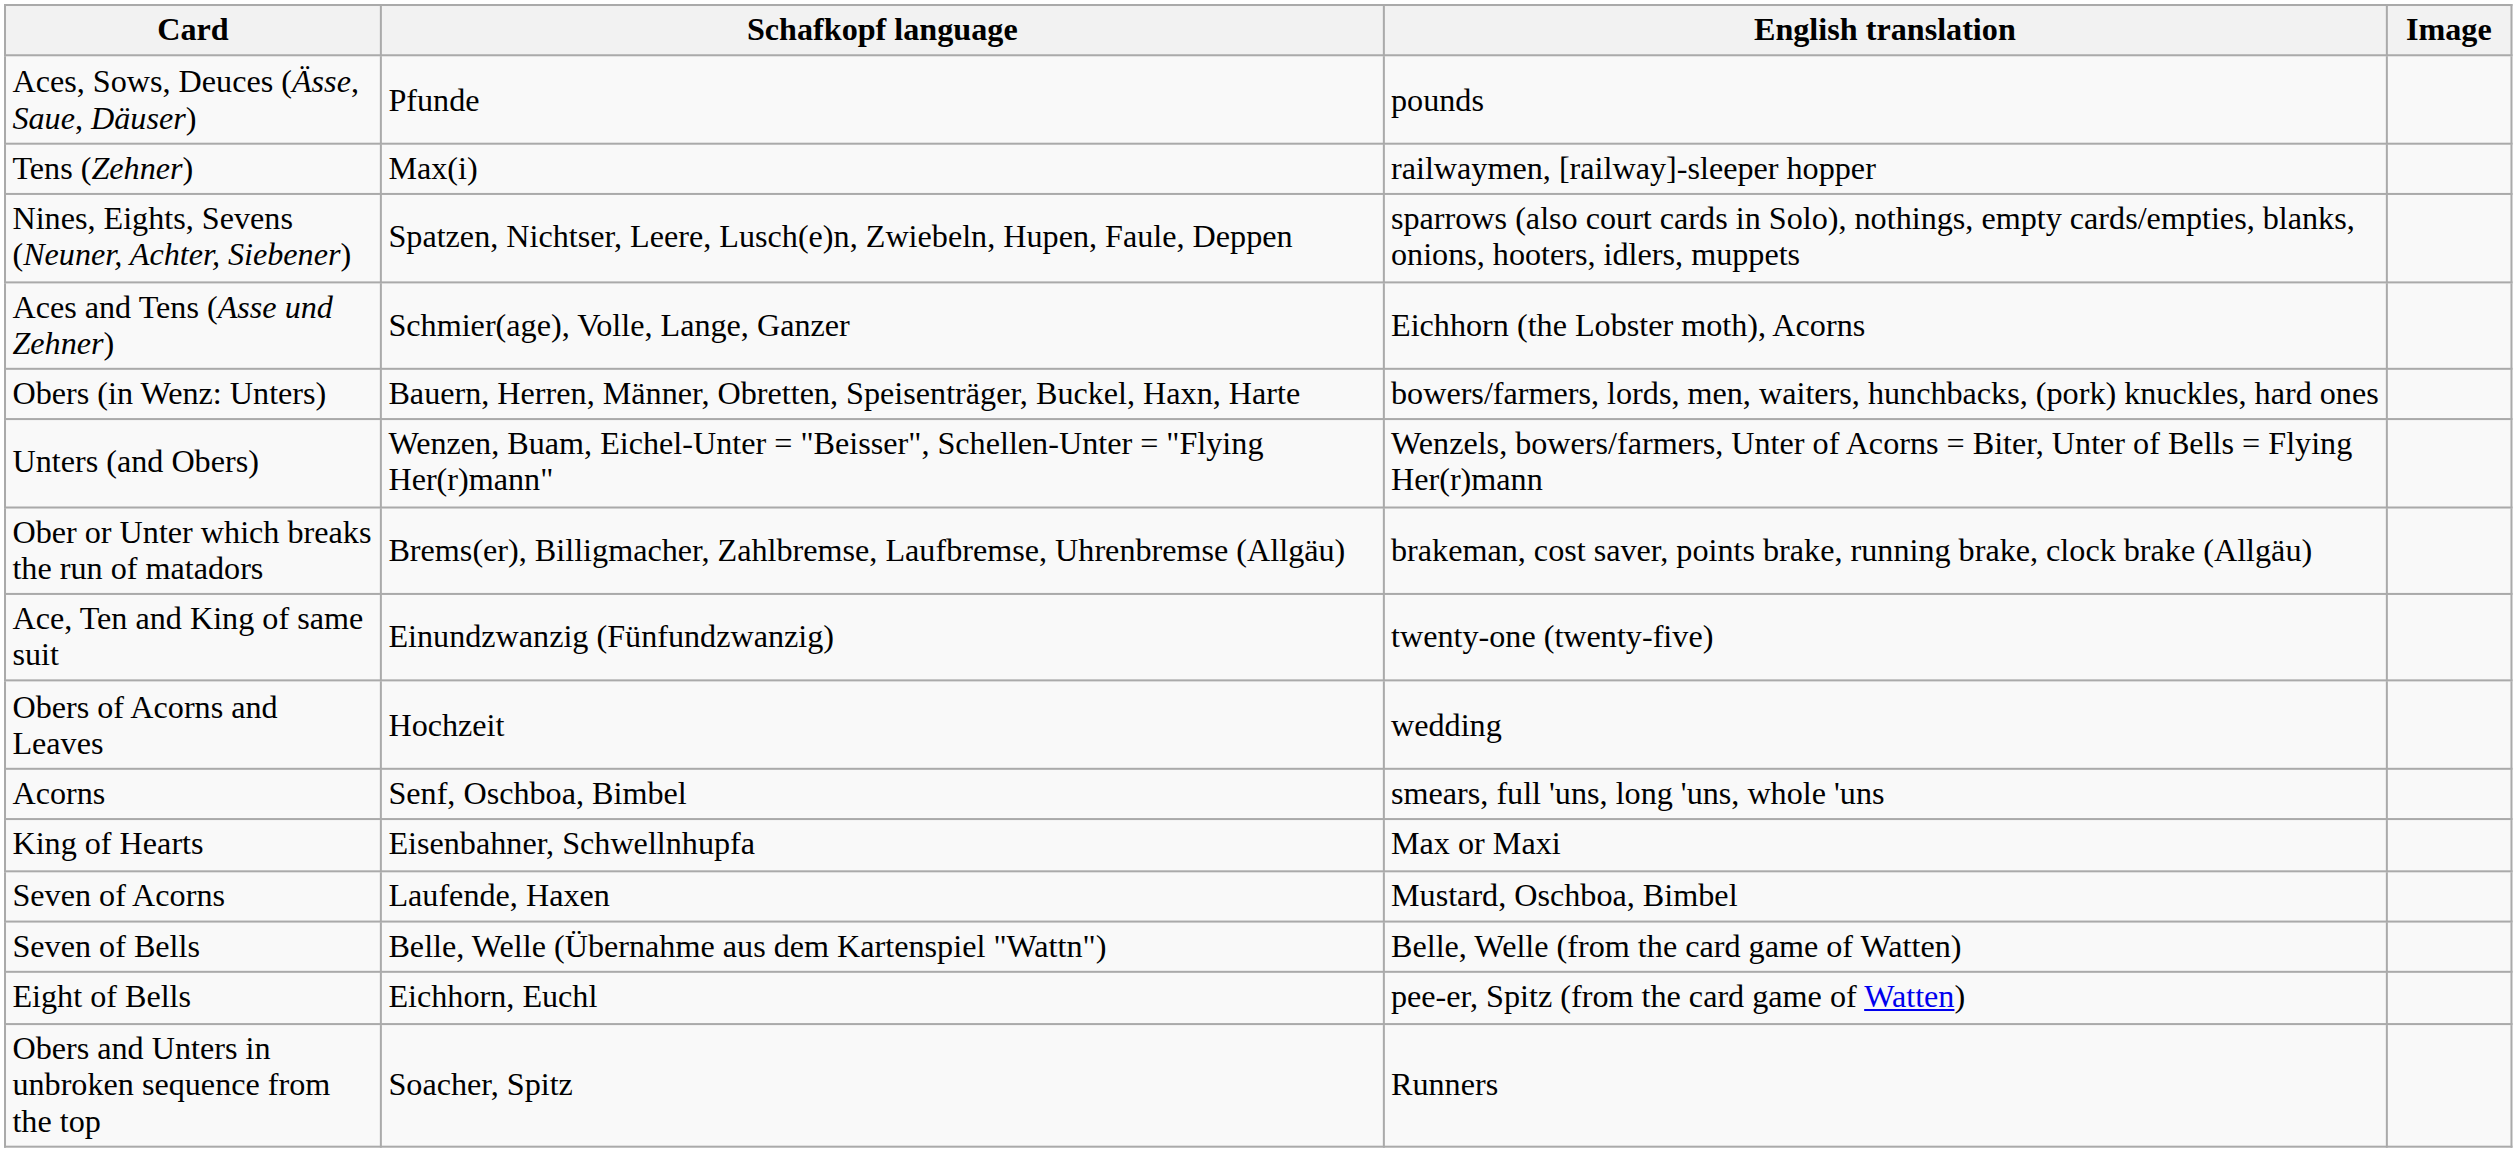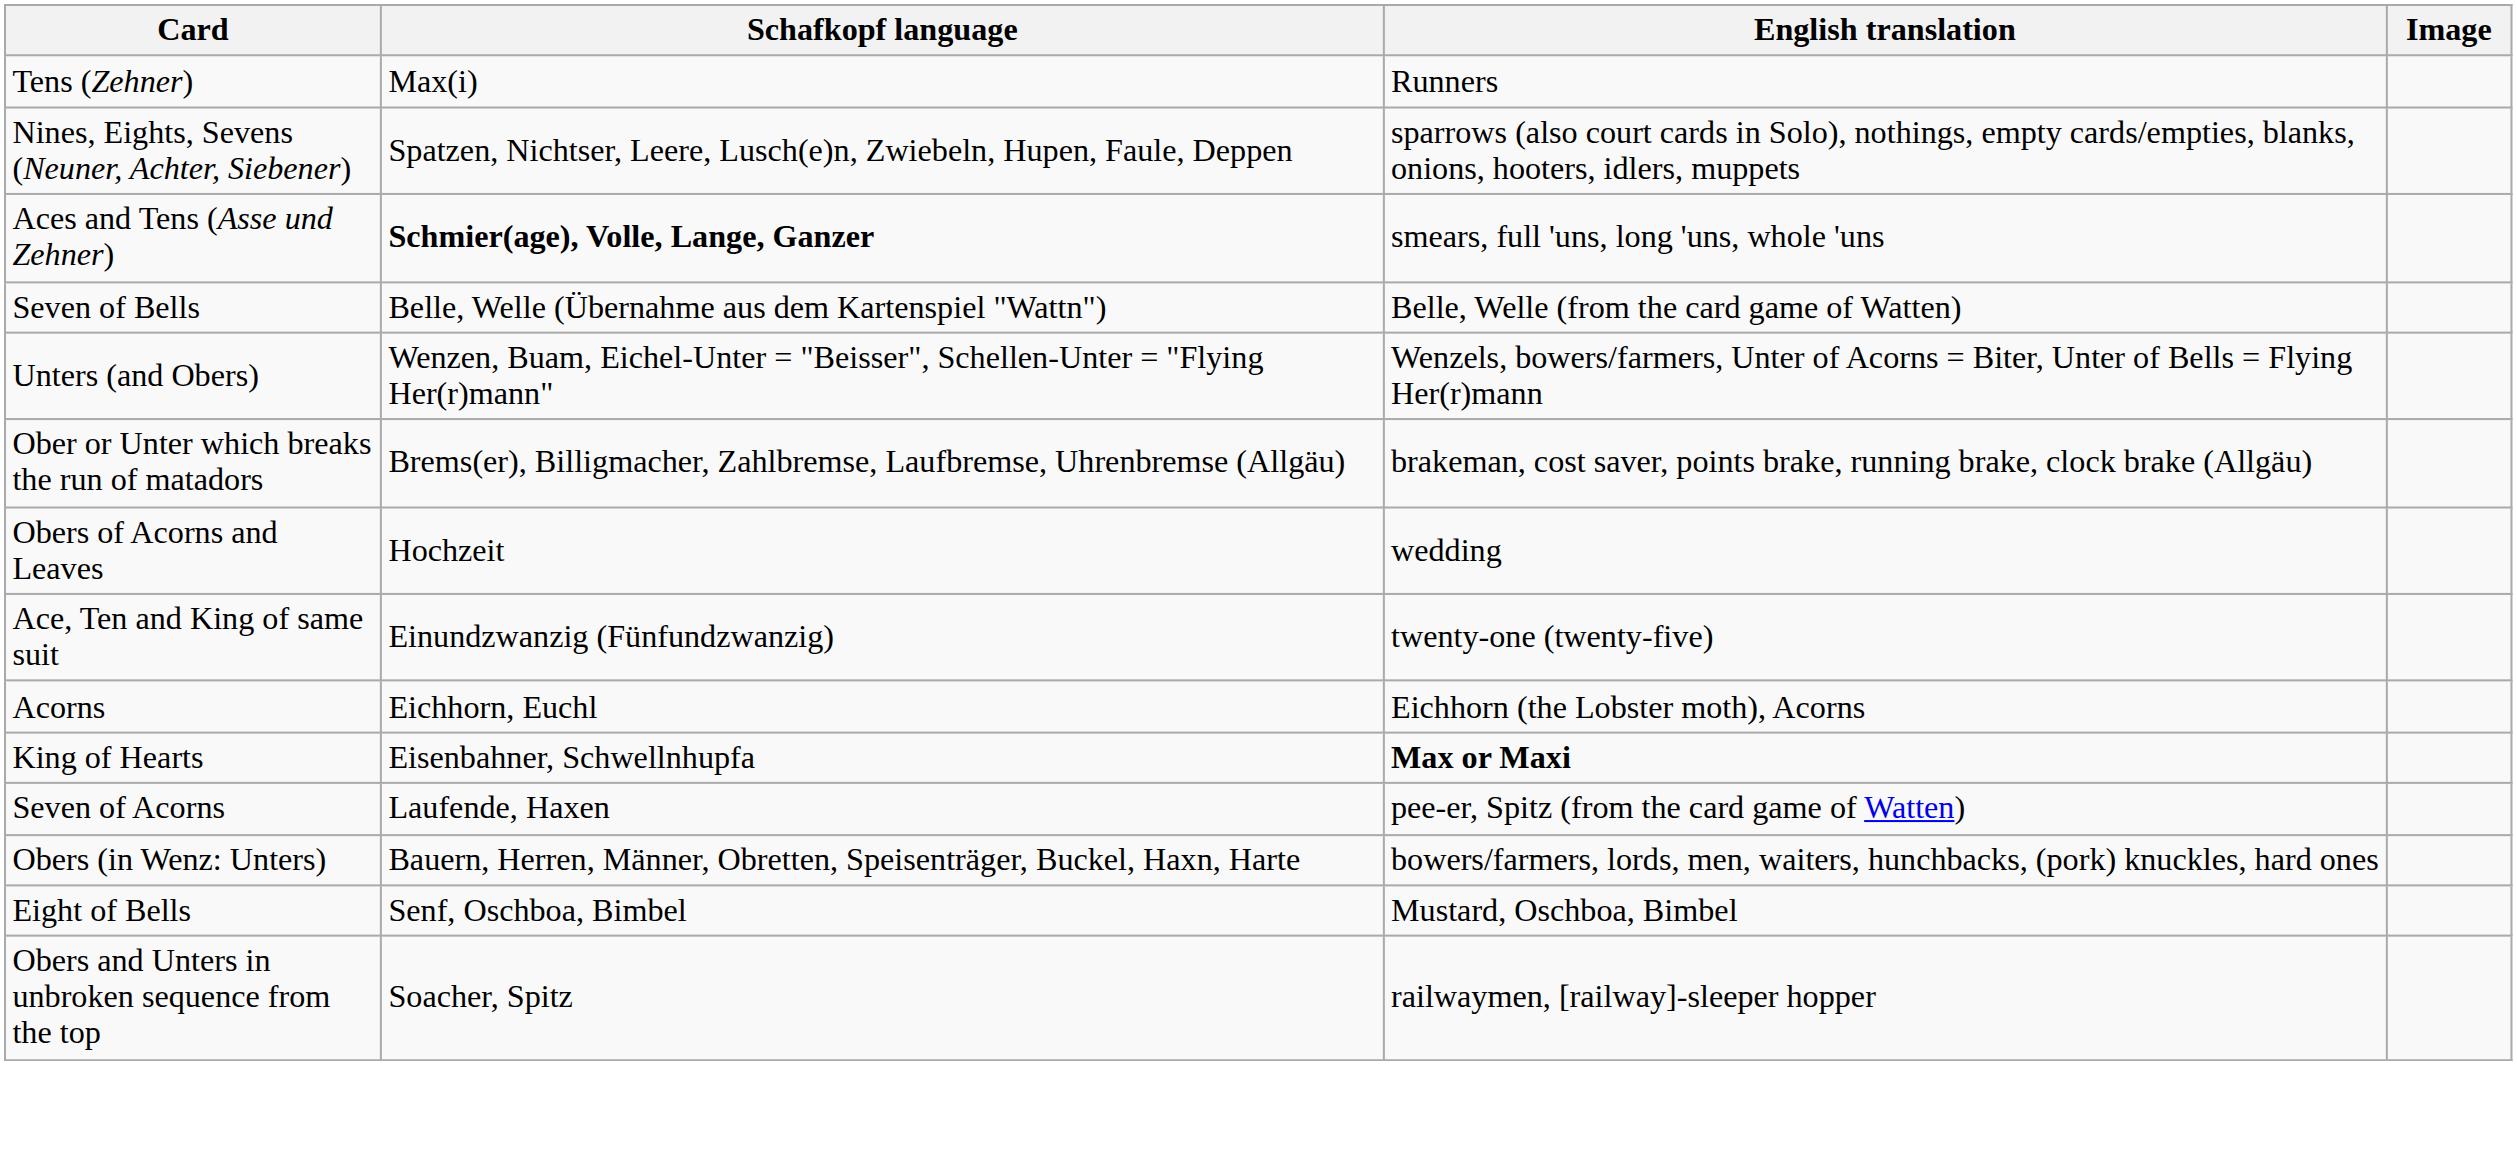- row: (186, 99)
(1633, 168) railwaymen, [railway]-sleeper hopper -> (1445, 81) Runners
(619, 324) normal -> (631, 237) bold
(1628, 324) Eichhorn (the Lobster moth), Acorns -> (1638, 237) smears, full 'uns, long 'uns, whole 'uns
rows swapped: (169, 393) <-> (106, 946)
rows swapped: (145, 724) <-> (188, 637)
(538, 793) Senf, Oschboa, Bimbel -> (493, 706) Eichhorn, Euchl
(1638, 793) smears, full 'uns, long 'uns, whole 'uns -> (1628, 706) Eichhorn (the Lobster moth), Acorns
(1476, 844) normal -> (1481, 757) bold
(1564, 895) Mustard, Oschboa, Bimbel -> (1678, 808) pee-er, Spitz (from the card game of Watten)
(493, 997) Eichhorn, Euchl -> (538, 910) Senf, Oschboa, Bimbel
(1678, 997) pee-er, Spitz (from the card game of Watten) -> (1564, 910) Mustard, Oschboa, Bimbel
(1445, 1084) Runners -> (1633, 997) railwaymen, [railway]-sleeper hopper
